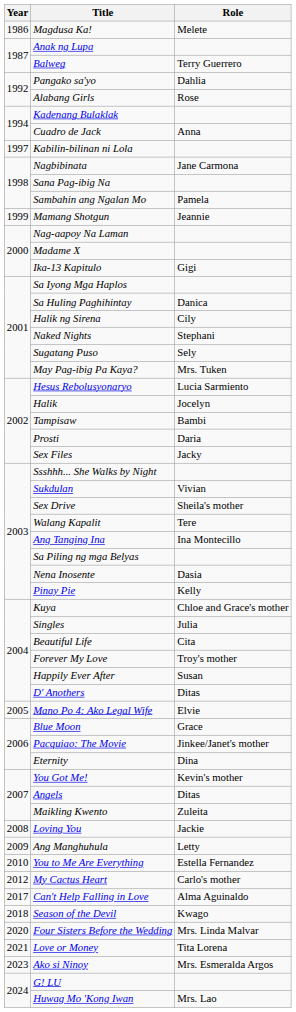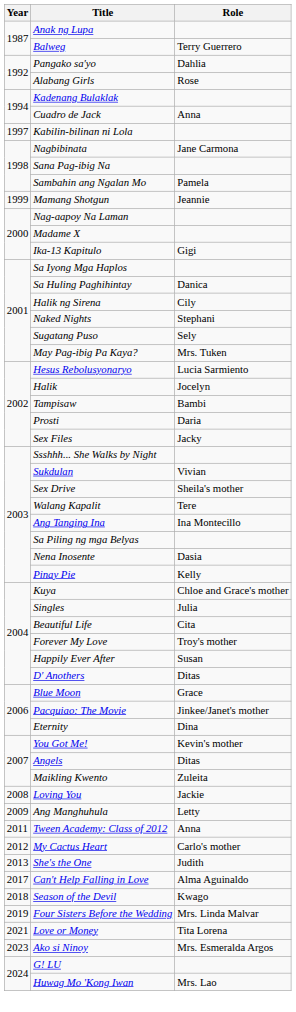- row: (63, 30)
- row: (93, 710)
- row: (88, 863)
+ row: (100, 829)
+ row: (62, 863)
(18, 931) 2020 -> (18, 914) 2019
